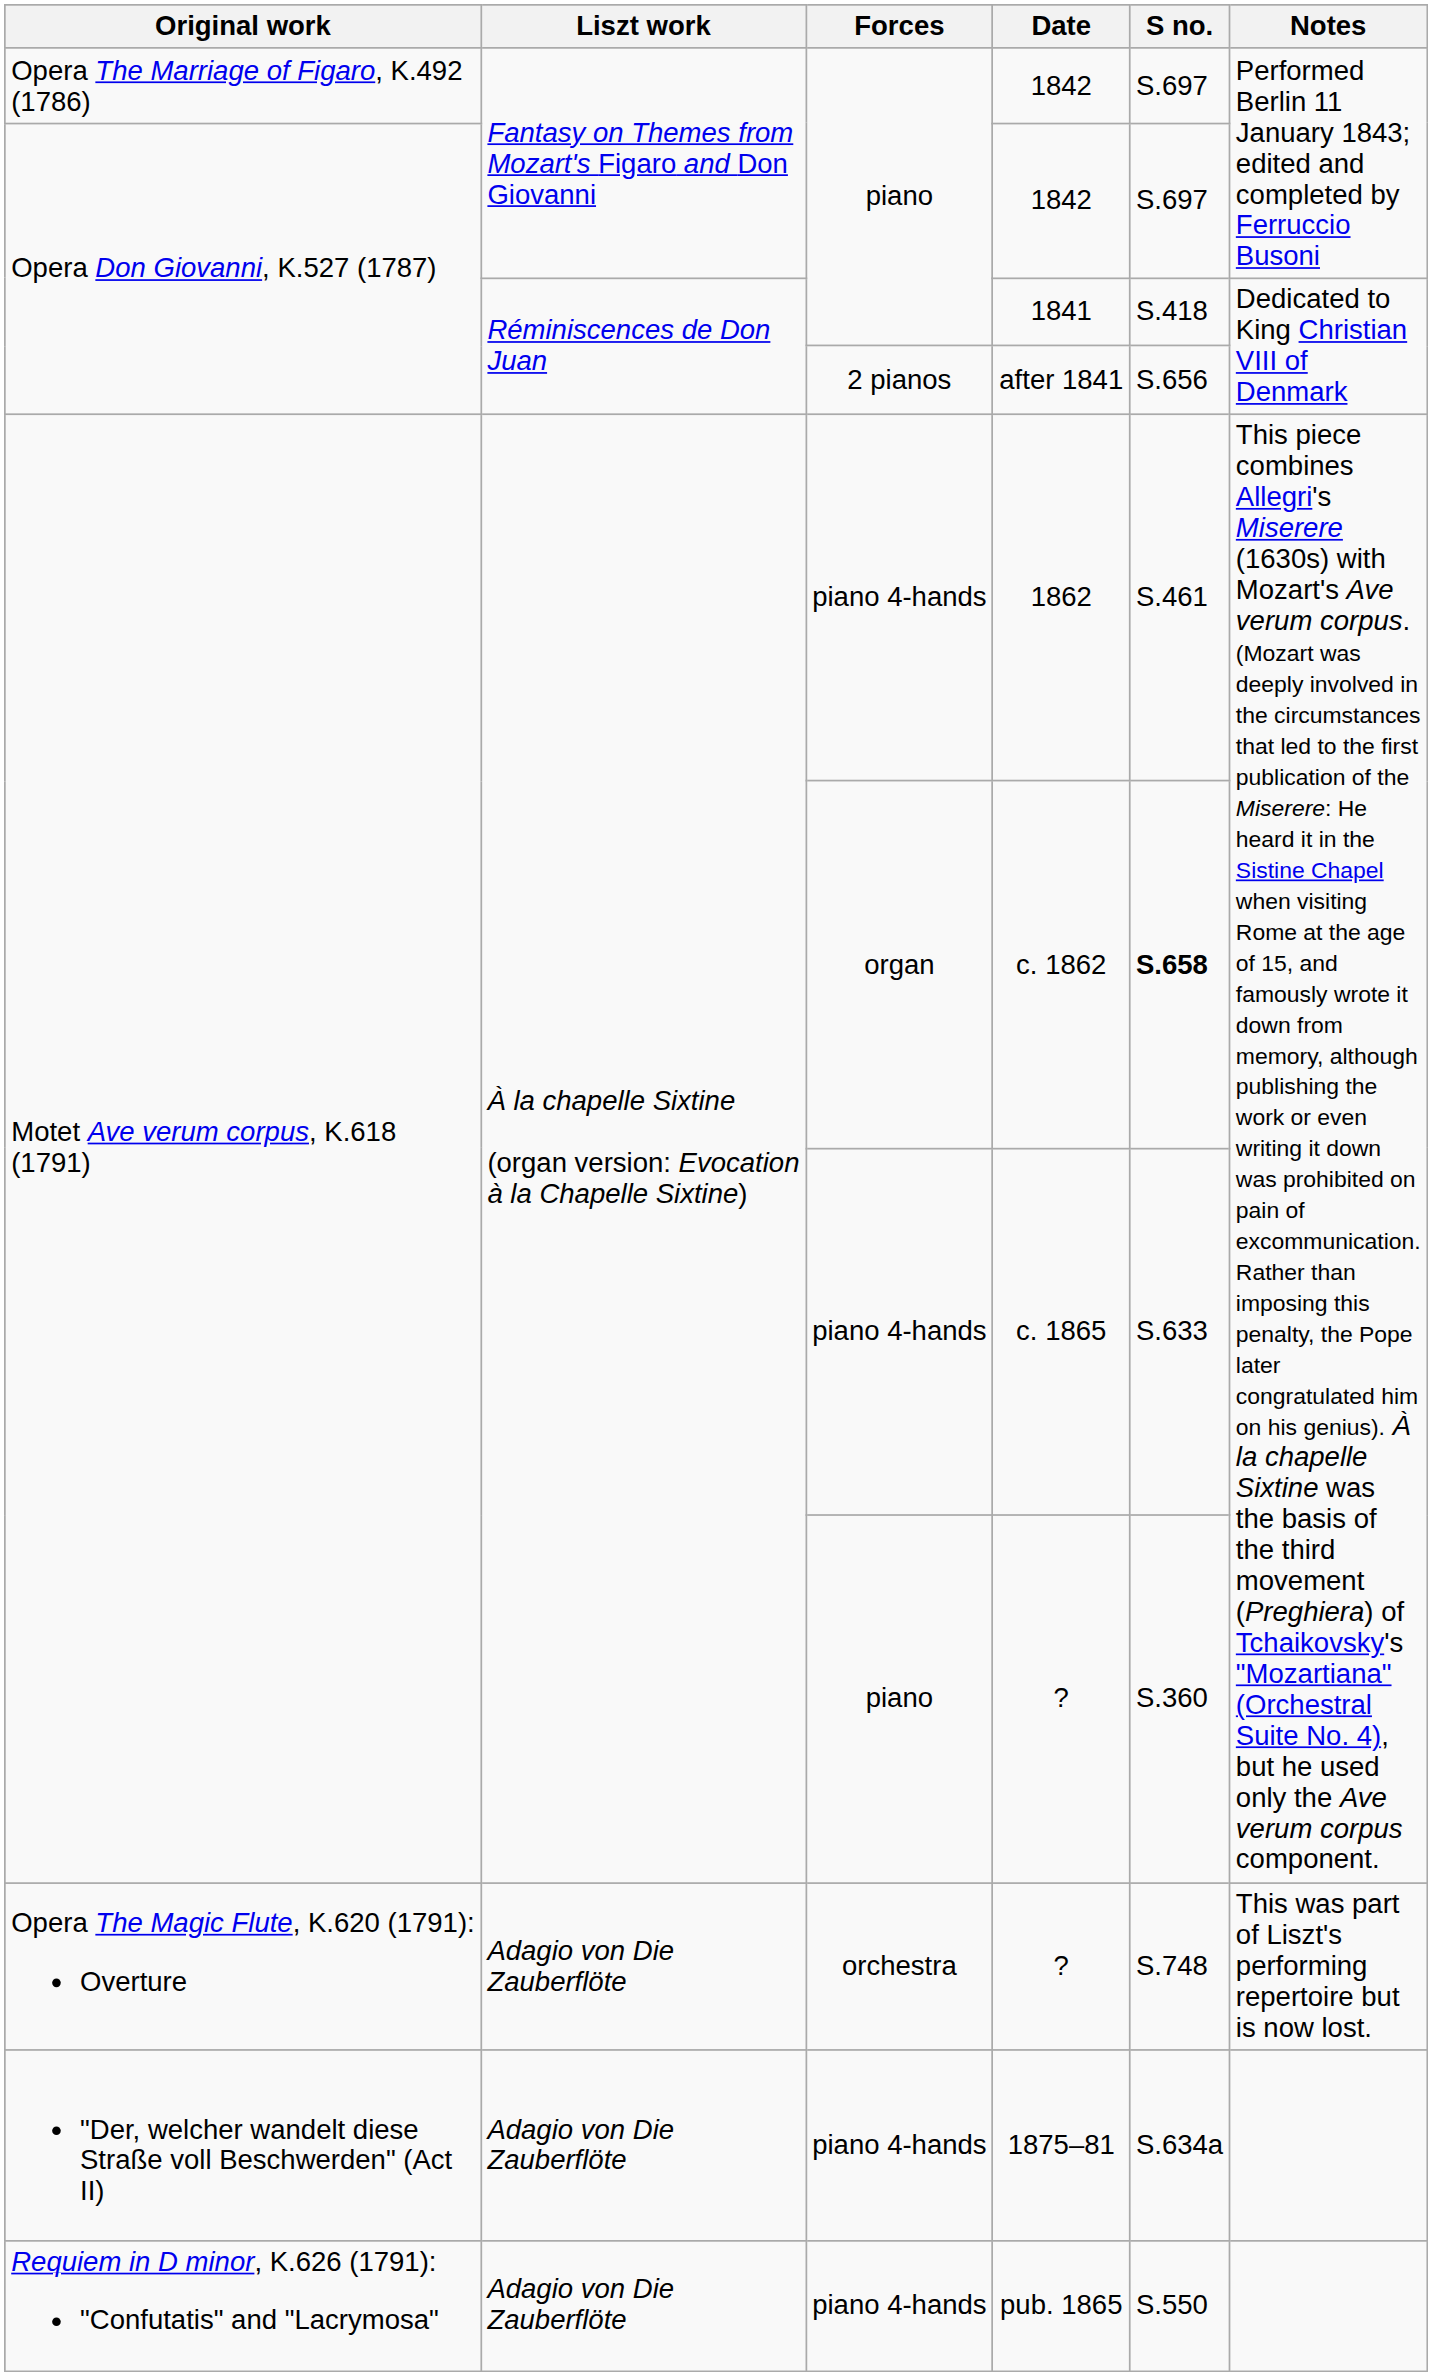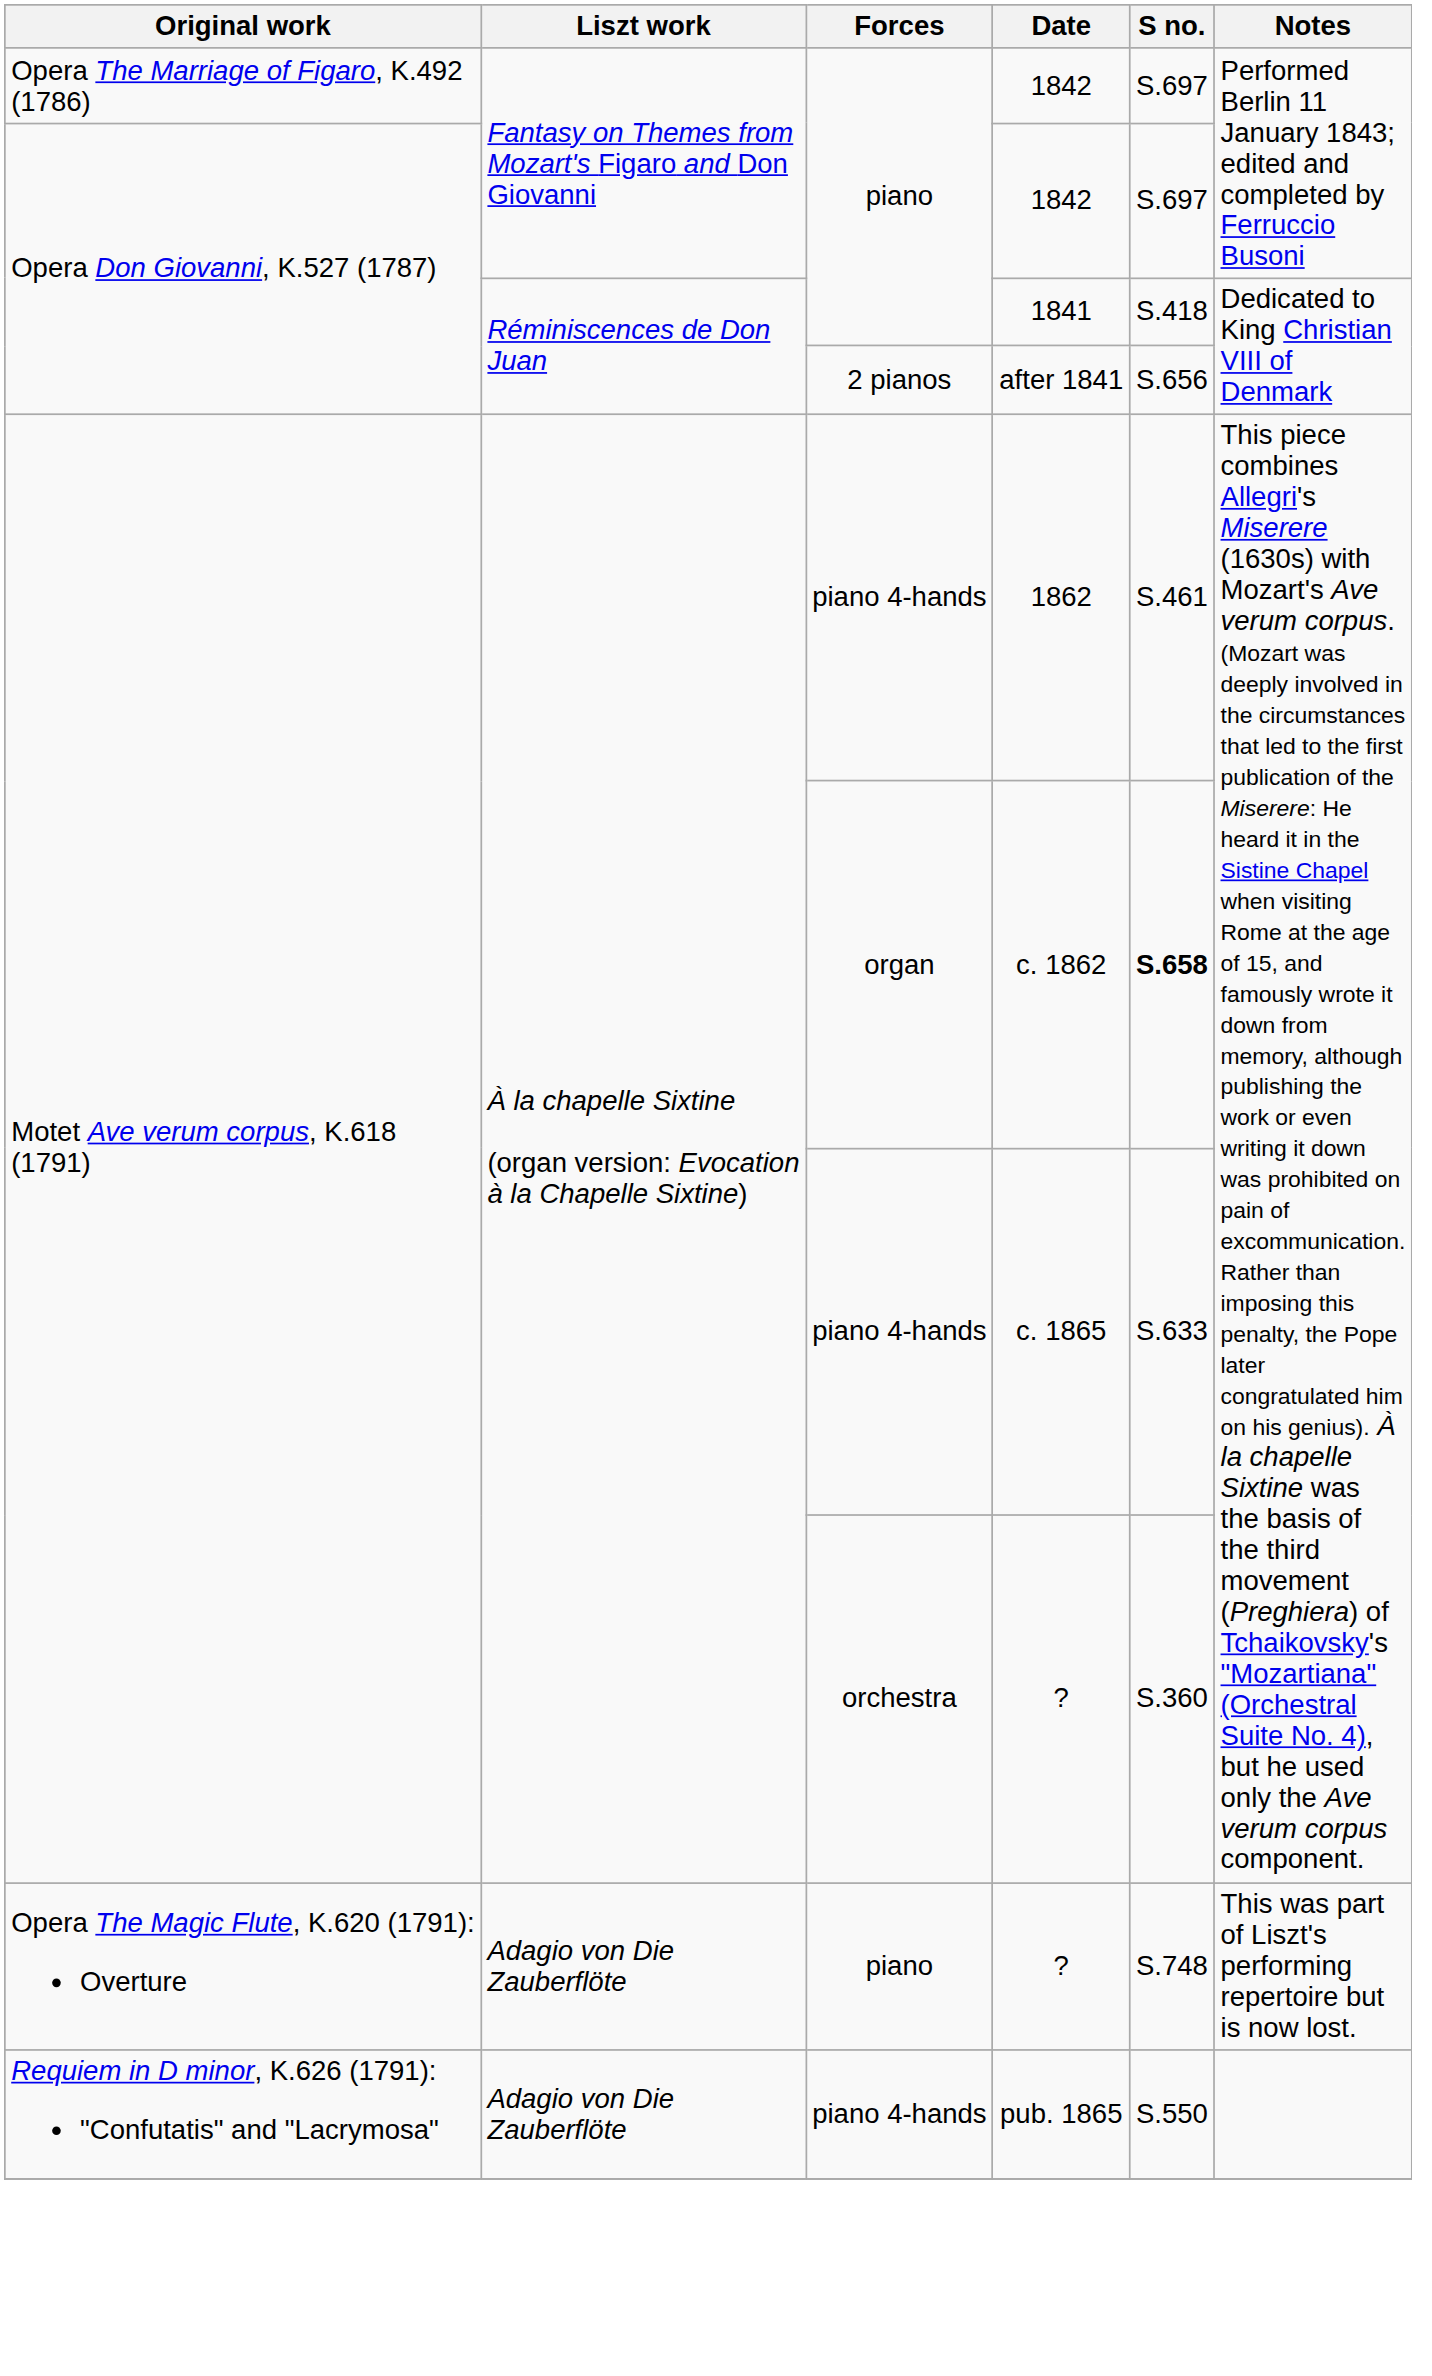(899, 1698) piano -> (899, 1698) orchestra
(899, 1965) orchestra -> (899, 1965) piano
- row: (243, 2161)
